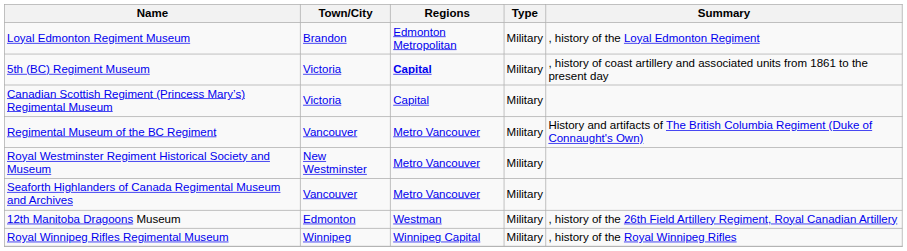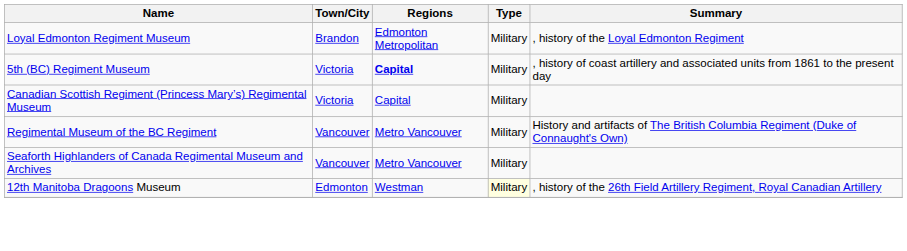- row: (138, 163)
(525, 219) no background -> (509, 188) lightyellow background
- row: (118, 237)
